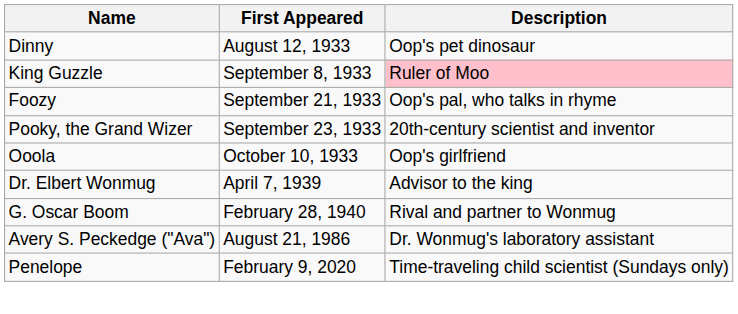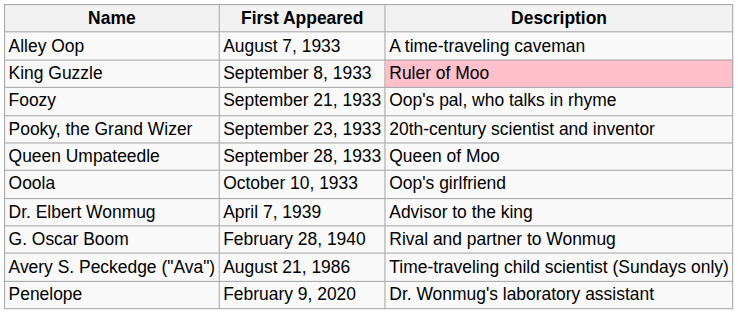+ row: (46, 45)
- row: (31, 45)
+ row: (84, 156)
(522, 239) Dr. Wonmug's laboratory assistant -> (559, 267) Time-traveling child scientist (Sundays only)
(559, 267) Time-traveling child scientist (Sundays only) -> (522, 294) Dr. Wonmug's laboratory assistant
